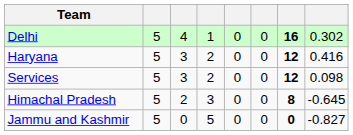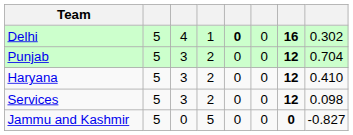(237, 36) normal -> (237, 36) bold
+ row: (28, 57)
(326, 57) 0.416 -> (326, 78) 0.410
- row: (62, 99)
